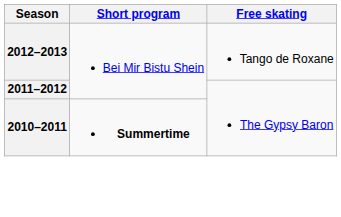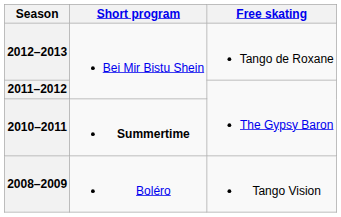+ row: (37, 183)
